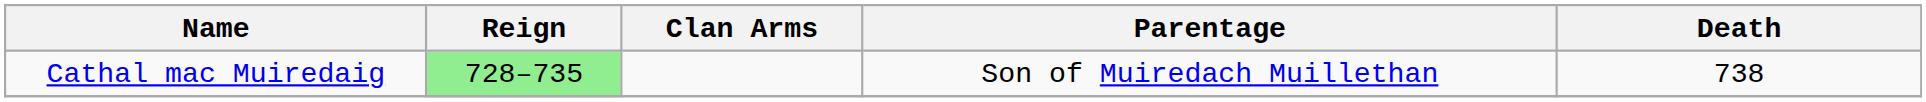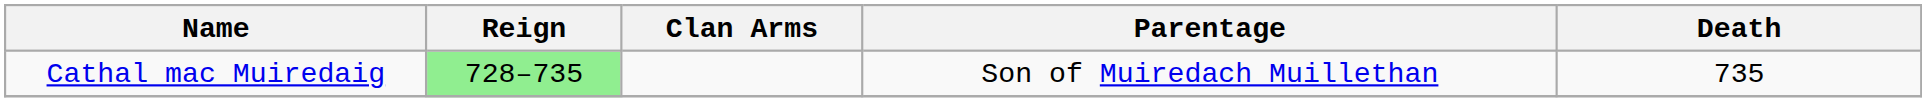(1739, 74) 738 -> (1739, 74) 735
